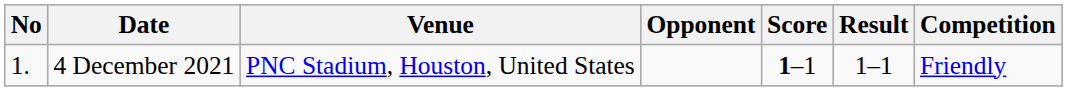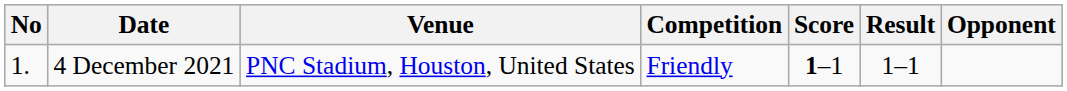columns swapped: (701, 24) <-> (988, 24)
